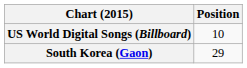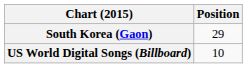rows swapped: (99, 53) <-> (99, 33)
